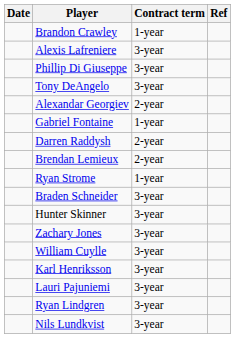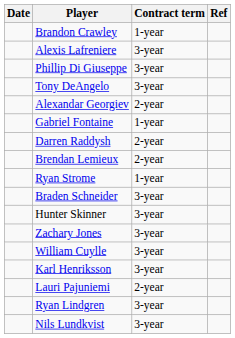(149, 287) 3-year -> (149, 287) 2-year
